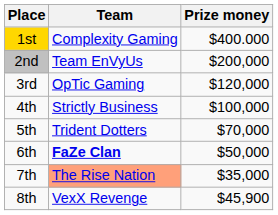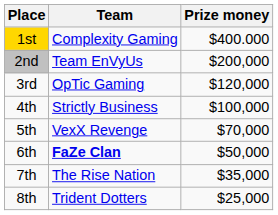(99, 130) Trident Dotters -> (100, 130) VexX Revenge
(104, 175) lightsalmon background -> (104, 175) no background
(100, 198) VexX Revenge -> (99, 198) Trident Dotters
(243, 198) $45,900 -> (243, 198) $25,000
